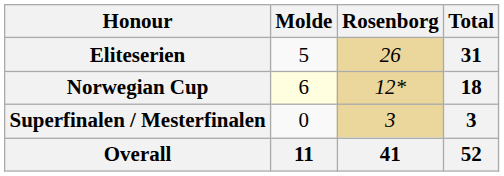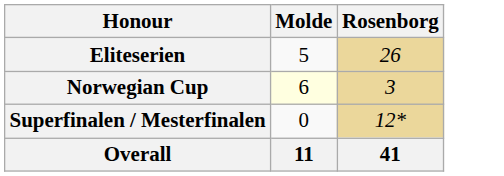- column: (471, 21)
(390, 87) 12* -> (390, 87) 3
(390, 120) 3 -> (390, 120) 12*
